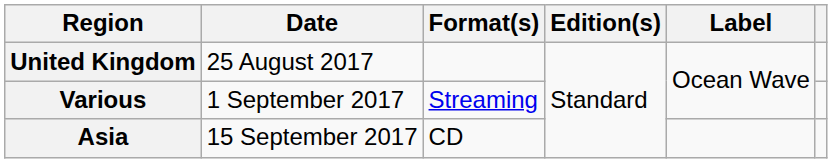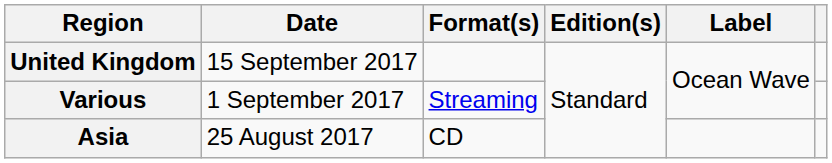(290, 61) 25 August 2017 -> (312, 61) 15 September 2017
(312, 137) 15 September 2017 -> (290, 137) 25 August 2017
